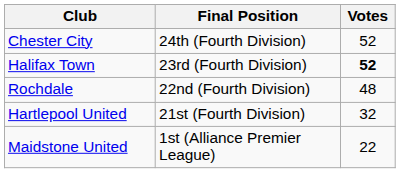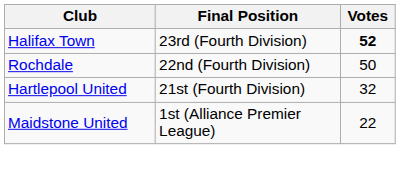- row: (50, 41)
(368, 89) 48 -> (368, 65) 50
